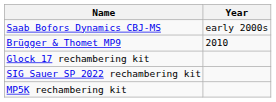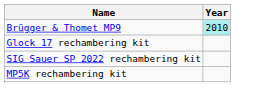- row: (84, 28)
(217, 43) no background -> (217, 28) paleturquoise background
